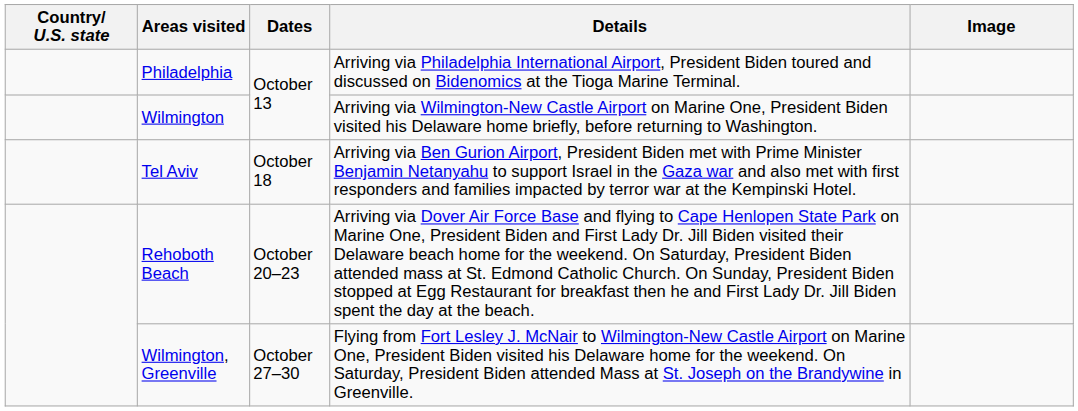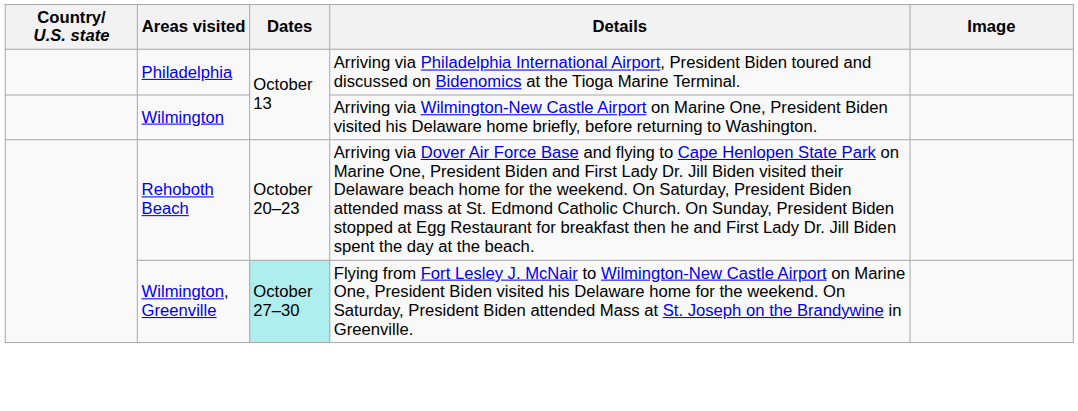- row: (170, 171)
(283, 364) no background -> (283, 301) paleturquoise background
